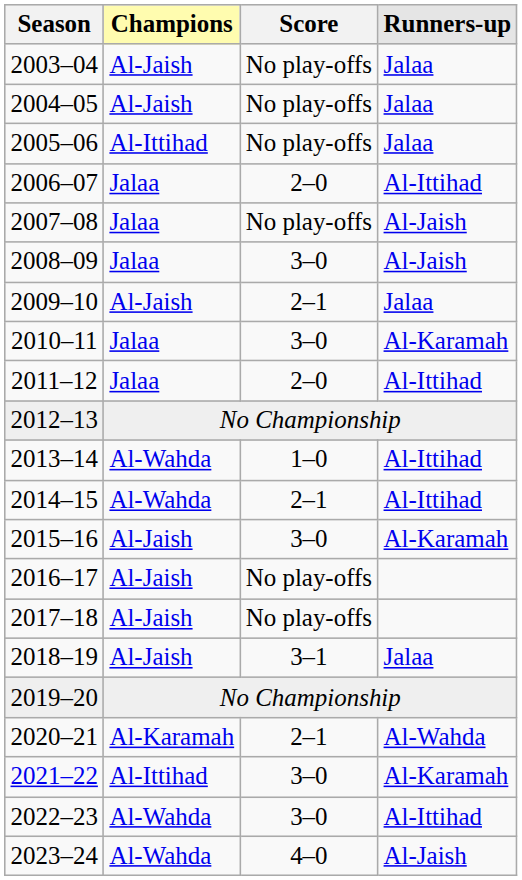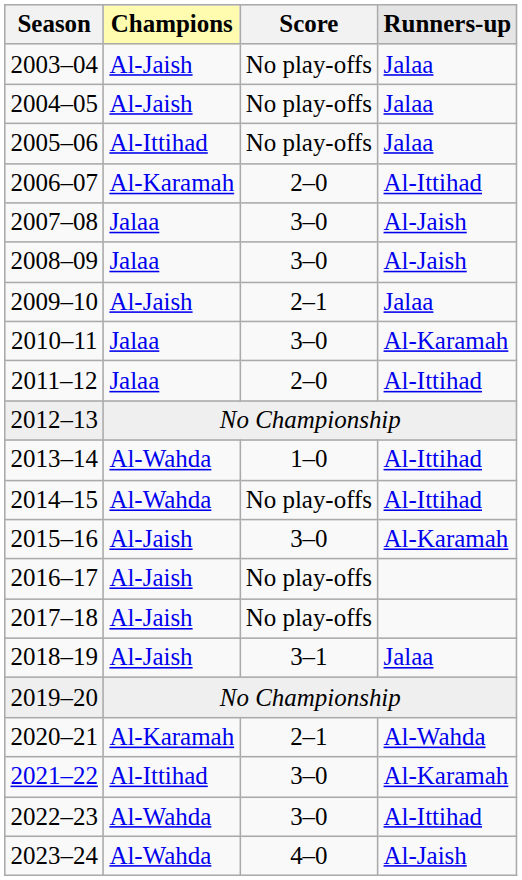(134, 182) Jalaa -> (172, 182) Al-Karamah
(309, 222) No play-offs -> (309, 222) 3–0
(309, 499) 2–1 -> (309, 499) No play-offs
